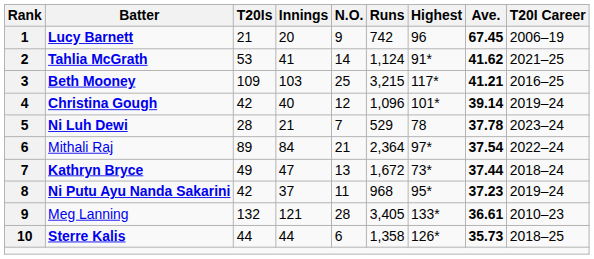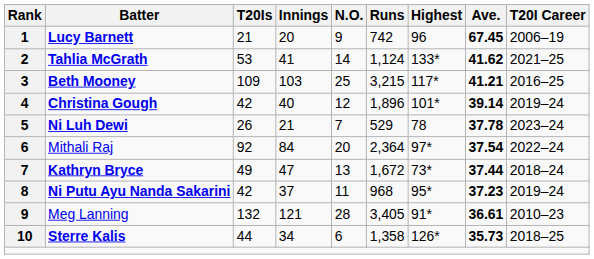(421, 59) 91* -> (425, 59) 133*
(387, 103) 1,096 -> (387, 103) 1,896
(245, 125) 28 -> (245, 125) 26
(245, 147) 89 -> (245, 147) 92
(342, 147) 21 -> (342, 147) 20
(425, 214) 133* -> (421, 214) 91*
(287, 236) 44 -> (287, 236) 34
